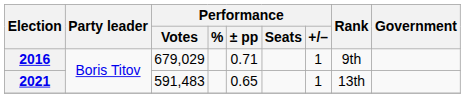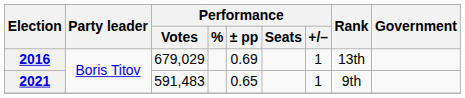(244, 59) 0.71 -> (244, 59) 0.69
(352, 59) 9th -> (352, 59) 13th
(352, 81) 13th -> (352, 81) 9th
